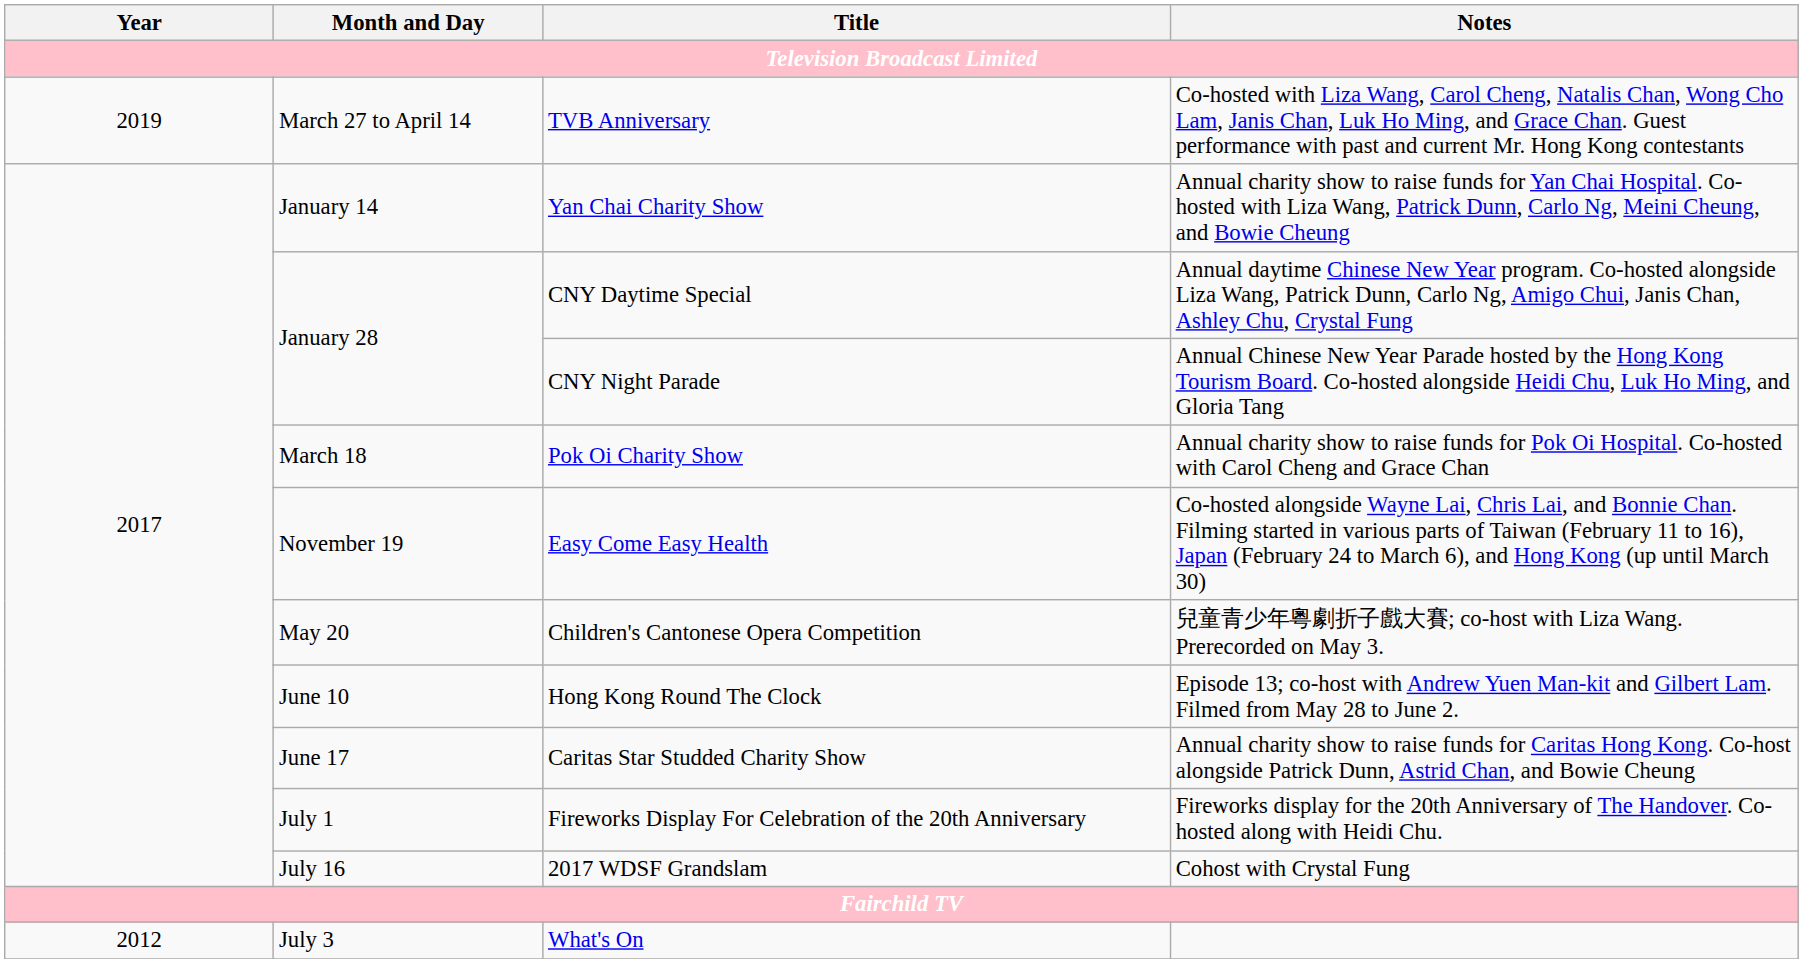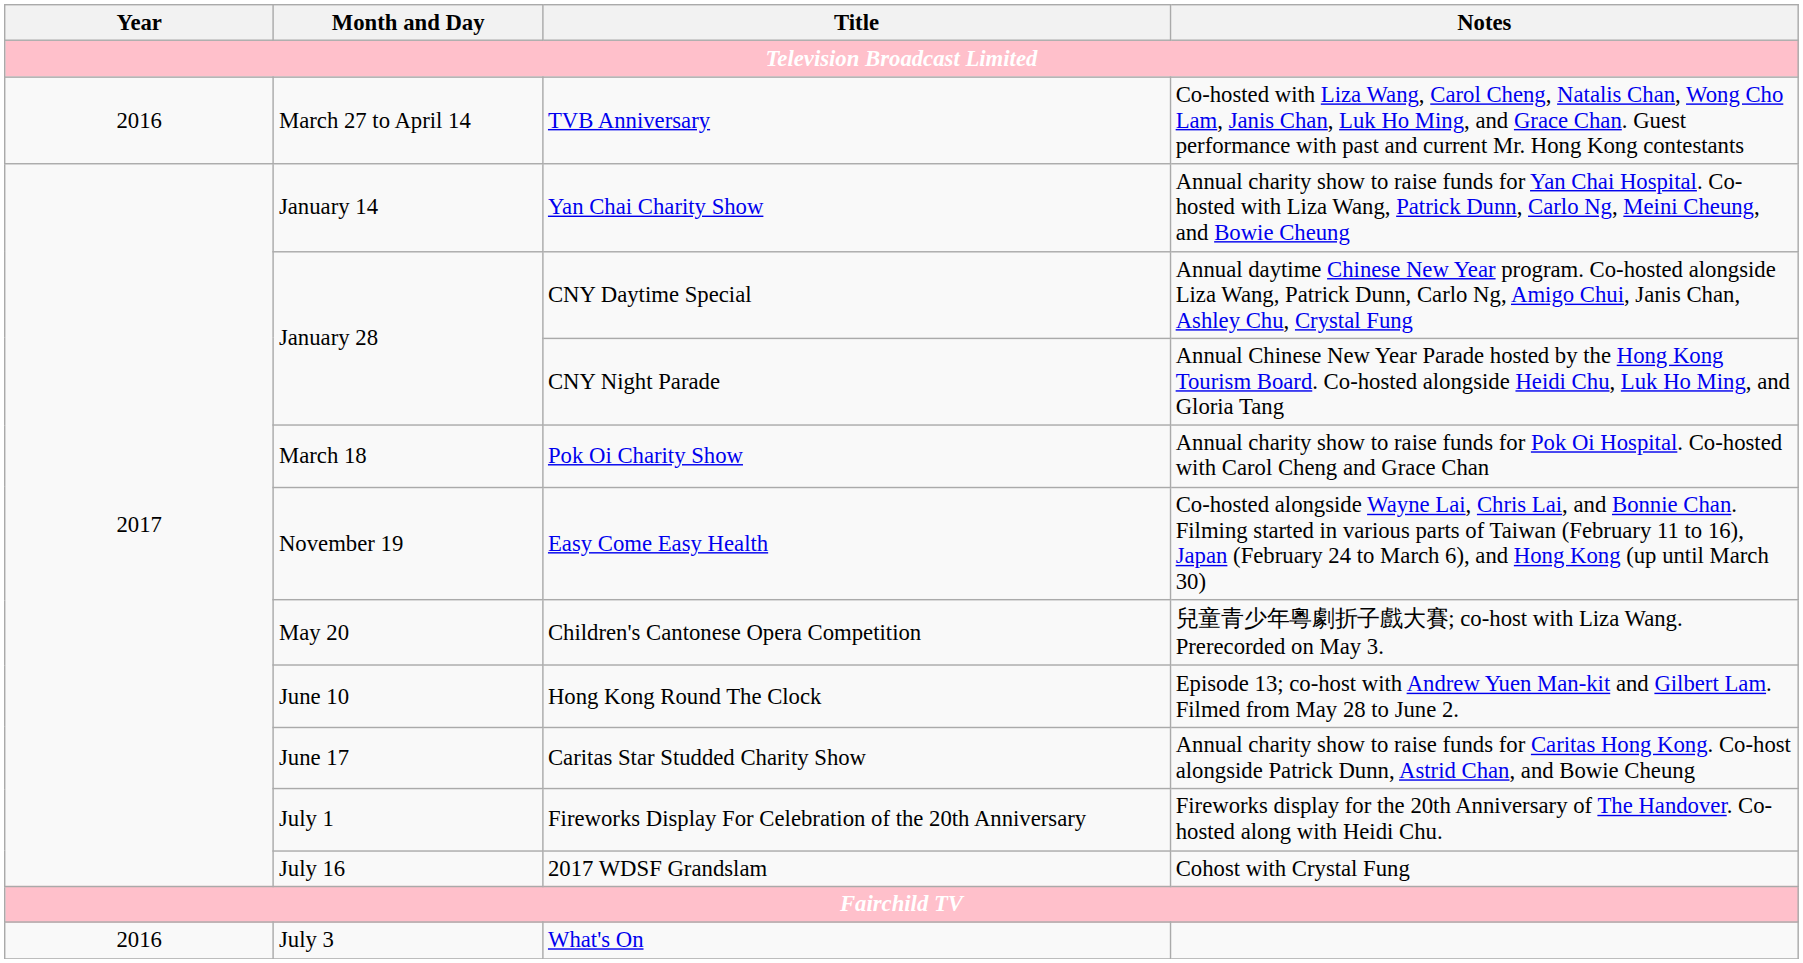(139, 120) 2019 -> (139, 120) 2016
(139, 940) 2012 -> (139, 940) 2016
